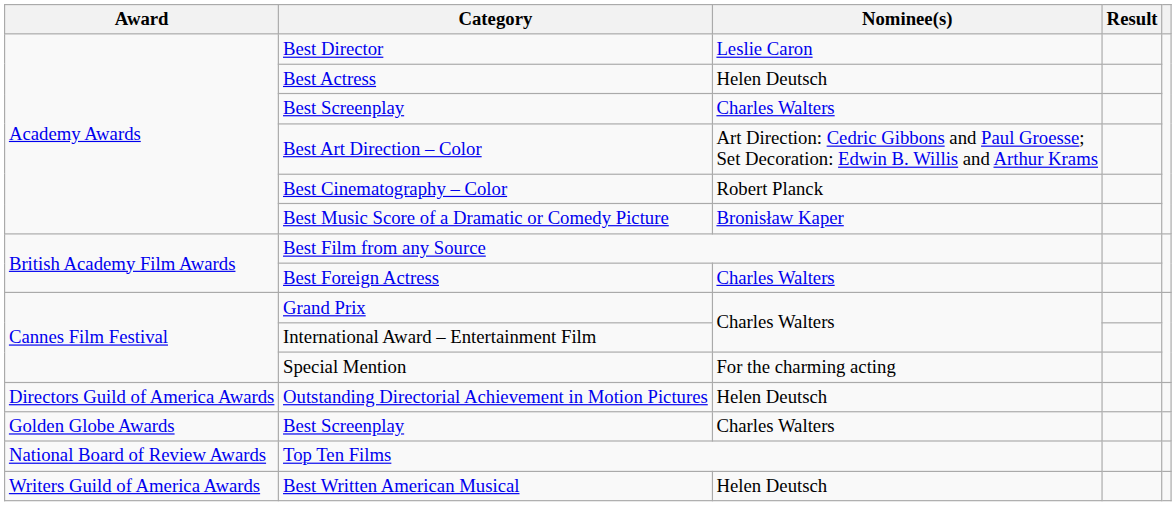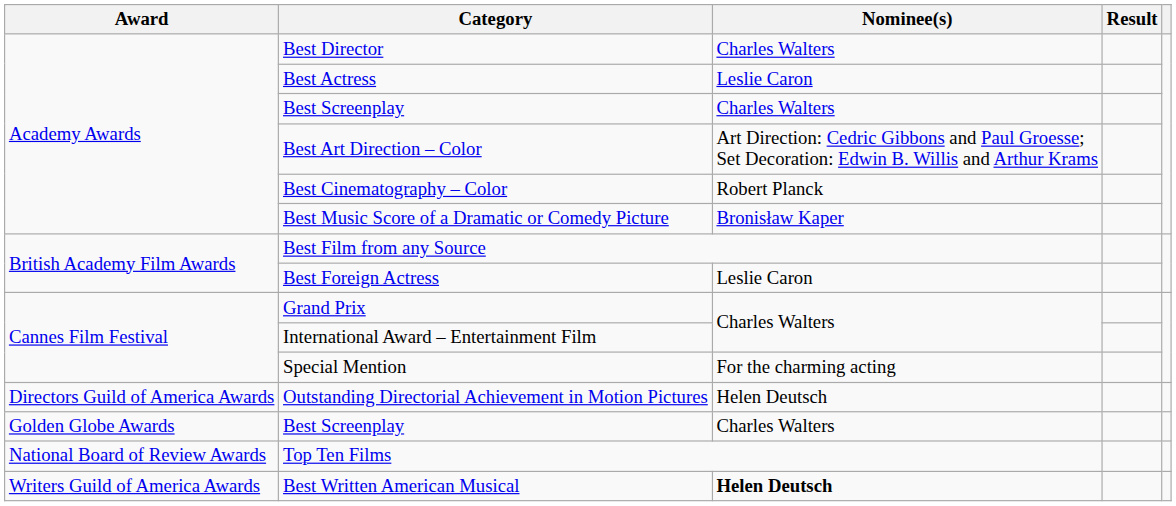(765, 49) Leslie Caron -> (776, 49) Charles Walters
(772, 78) Helen Deutsch -> (765, 78) Leslie Caron
(776, 277) Charles Walters -> (765, 277) Leslie Caron
(772, 485) normal -> (774, 485) bold
